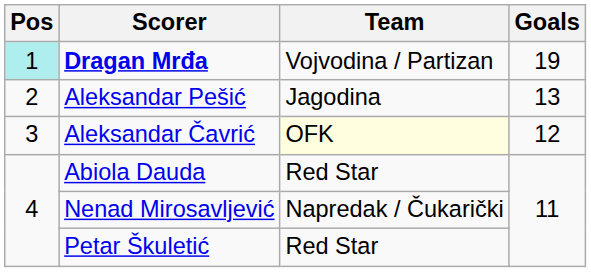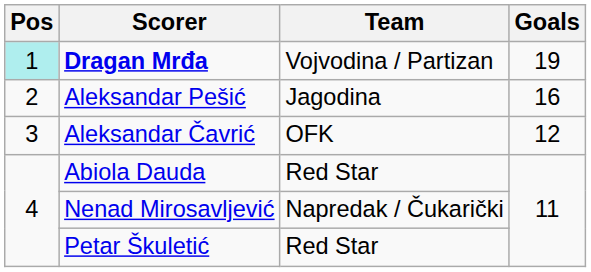(547, 97) 13 -> (547, 97) 16
(310, 135) lightyellow background -> (310, 135) no background
